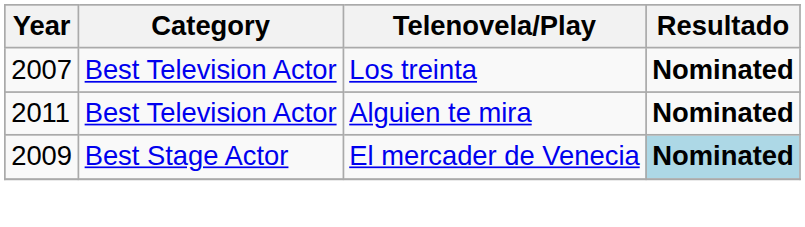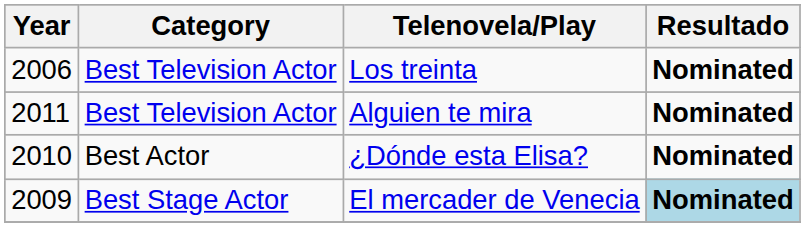(42, 69) 2007 -> (42, 69) 2006
+ row: (469, 156)
